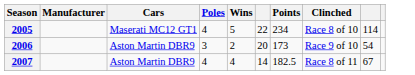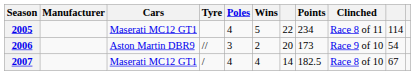+ column: (212, 12)
(332, 29) Race 8 of 10 -> (357, 29) Race 8 of 11
(152, 62) Aston Martin DBR9 -> (153, 62) Maserati MC12 GT1
(331, 62) Race 8 of 11 -> (357, 62) Race 8 of 10
